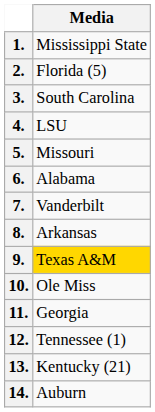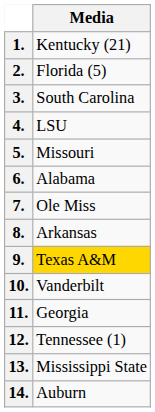(92, 45) Mississippi State -> (84, 45) Kentucky (21)
(70, 206) Vanderbilt -> (66, 206) Ole Miss
(66, 286) Ole Miss -> (70, 286) Vanderbilt
(84, 367) Kentucky (21) -> (92, 367) Mississippi State
